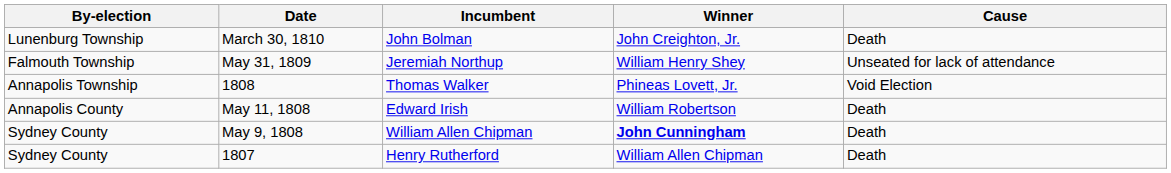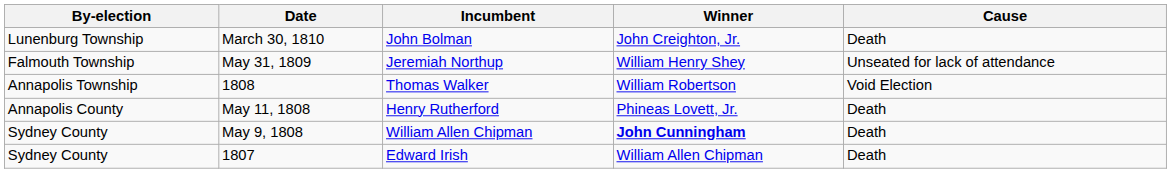(677, 86) Phineas Lovett, Jr. -> (676, 86) William Robertson
(427, 109) Edward Irish -> (442, 109) Henry Rutherford
(676, 109) William Robertson -> (677, 109) Phineas Lovett, Jr.
(442, 156) Henry Rutherford -> (427, 156) Edward Irish
